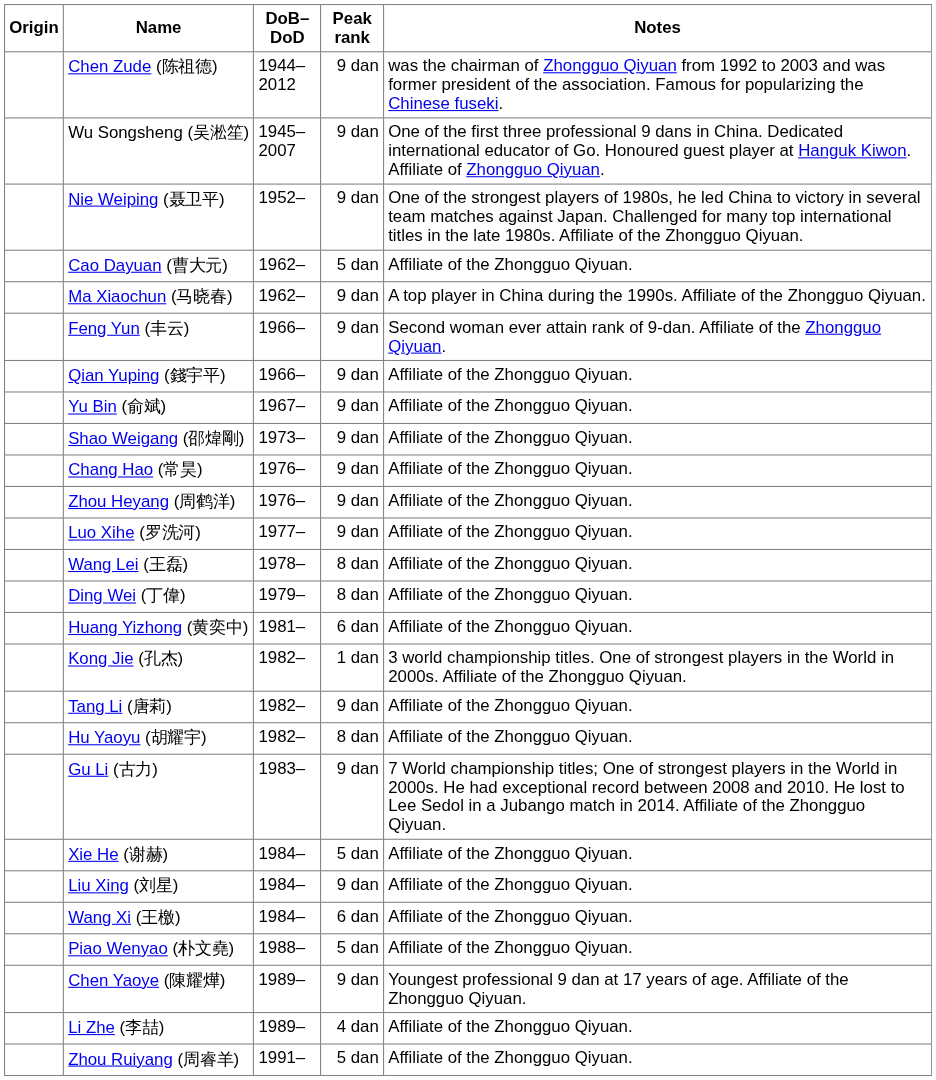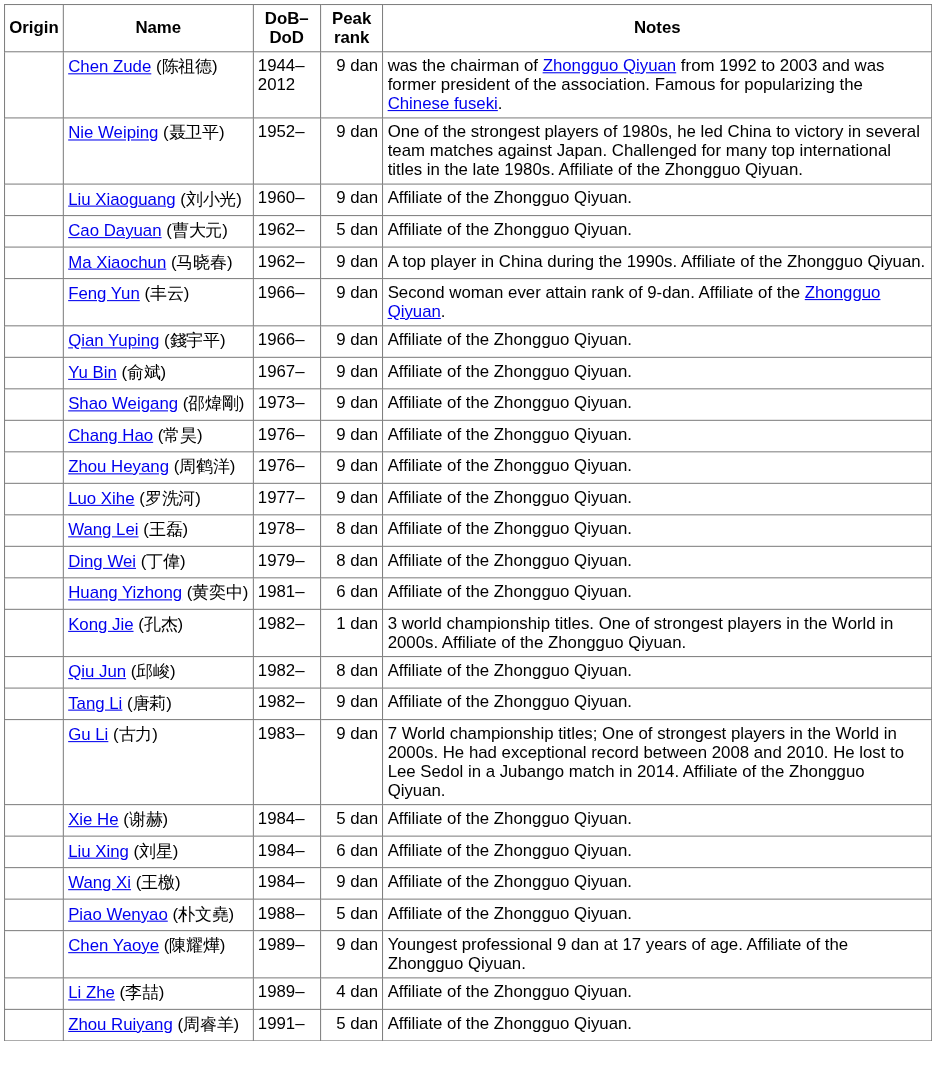- row: (159, 133)
+ row: (155, 199)
+ row: (122, 671)
- row: (137, 737)
(358, 884) 9 dan -> (357, 850) 6 dan
(358, 916) 6 dan -> (357, 881) 9 dan
